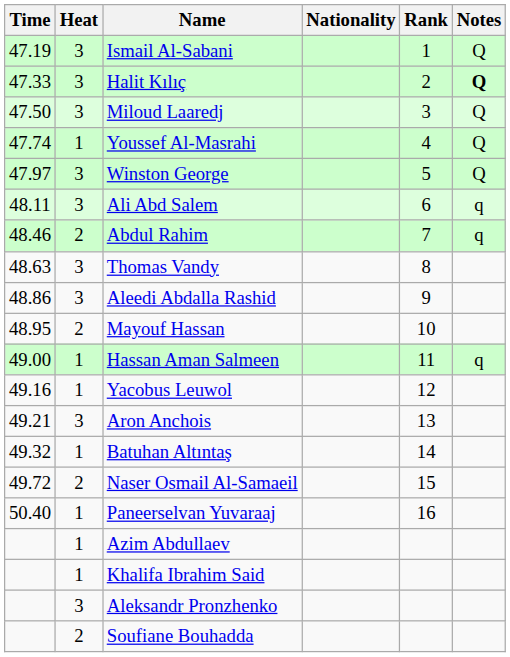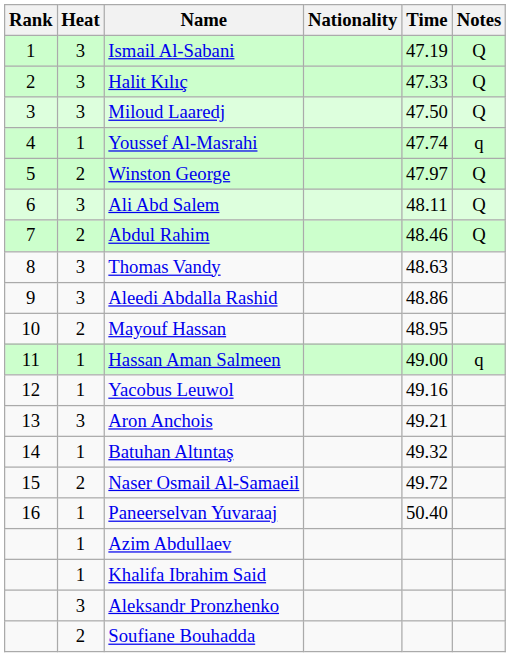columns swapped: (426, 20) <-> (30, 20)
(479, 81) bold -> (479, 81) normal
(479, 143) Q -> (479, 143) q
(79, 174) 3 -> (80, 174) 2
(479, 205) q -> (479, 205) Q
(479, 235) q -> (479, 235) Q
